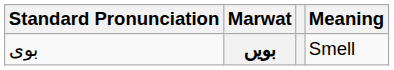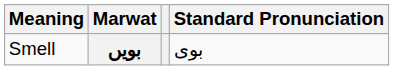columns swapped: (114, 19) <-> (346, 19)
